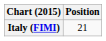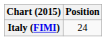(83, 28) 21 -> (83, 28) 24
